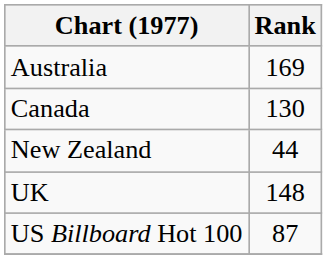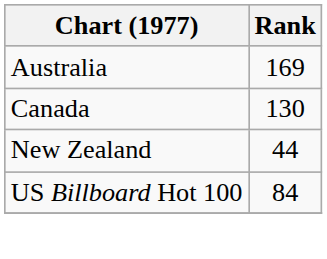- row: (30, 191)
(285, 233) 87 -> (285, 191) 84
